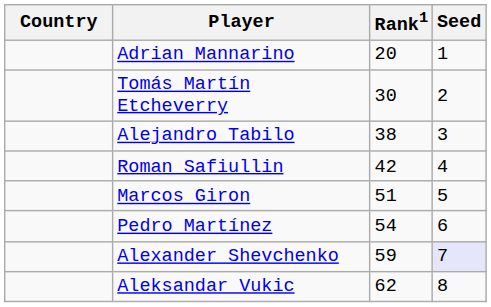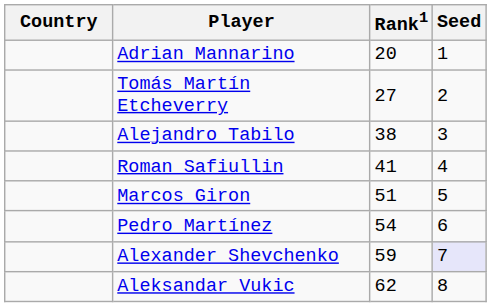(386, 95) 30 -> (386, 95) 27
(386, 166) 42 -> (386, 166) 41
